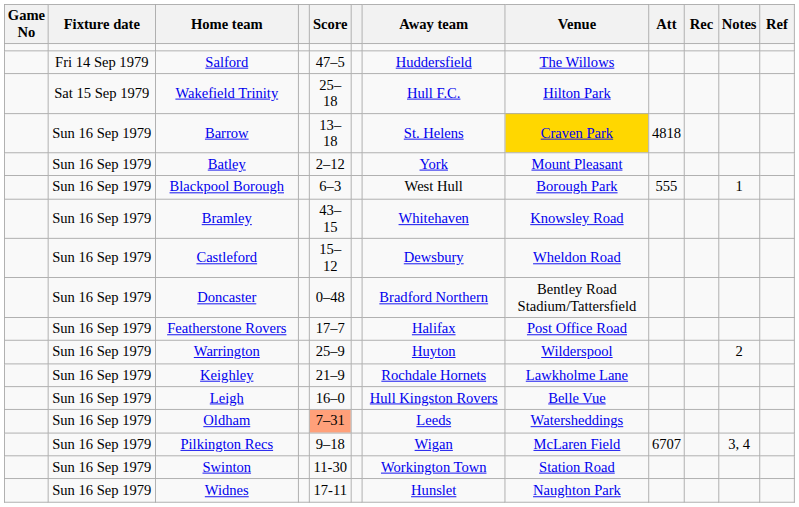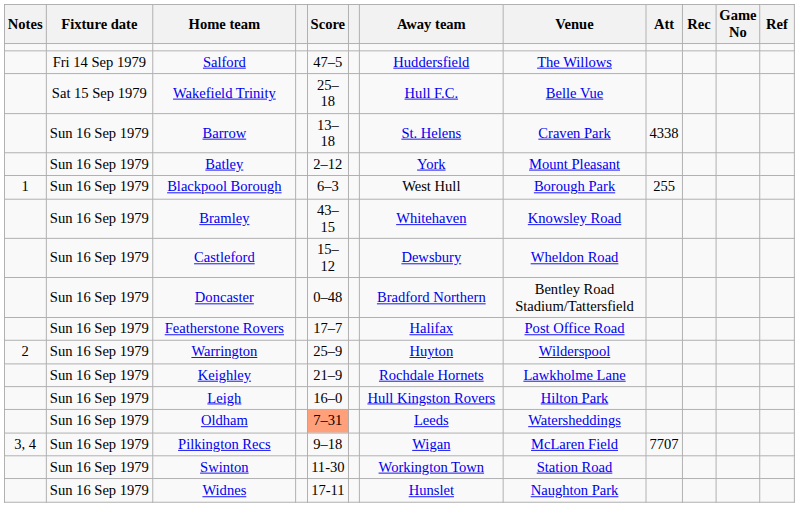columns swapped: (26, 24) <-> (739, 24)
(577, 93) Hilton Park -> (575, 93) Belle Vue
(577, 132) gold background -> (575, 132) no background
(666, 132) 4818 -> (664, 132) 4338
(666, 187) 555 -> (664, 187) 255
(577, 398) Belle Vue -> (575, 398) Hilton Park
(666, 444) 6707 -> (664, 444) 7707
